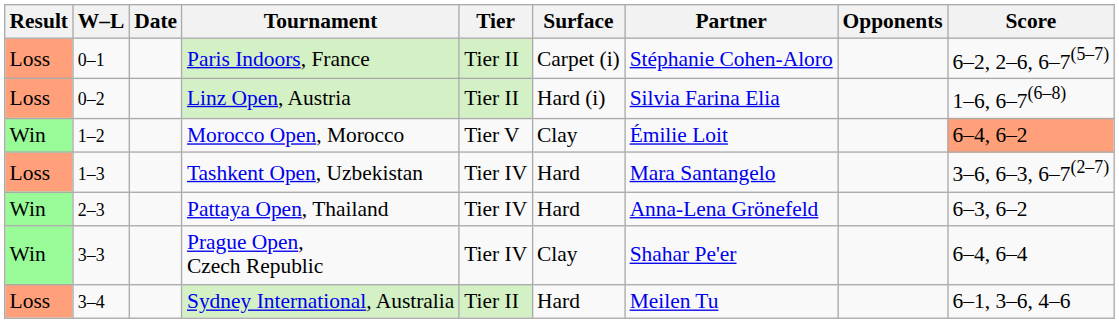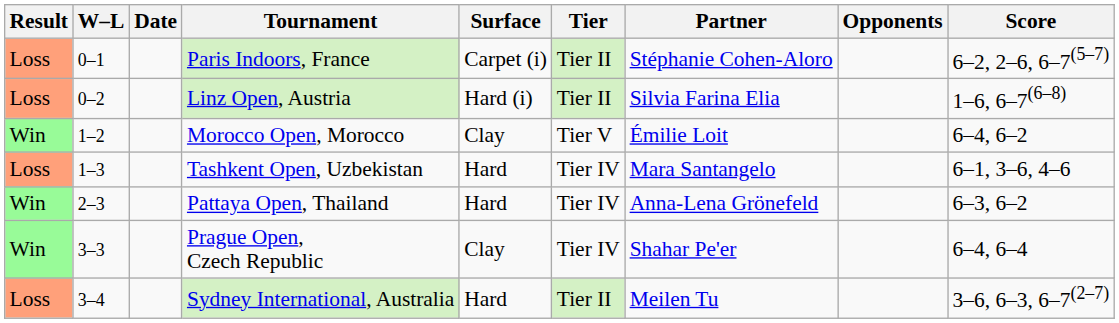columns swapped: (496, 21) <-> (578, 21)
(990, 135) lightsalmon background -> (990, 135) no background
(1031, 172) 3–6, 6–3, 6–7(2–7) -> (1012, 169) 6–1, 3–6, 4–6
(1012, 301) 6–1, 3–6, 4–6 -> (1031, 298) 3–6, 6–3, 6–7(2–7)
